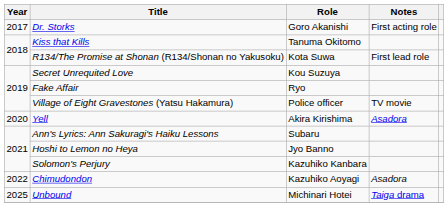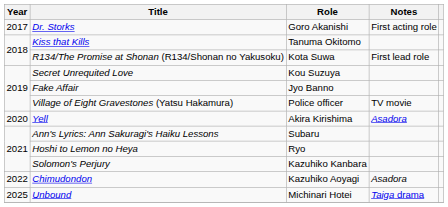(297, 88) Ryo -> (311, 88) Jyo Banno
(311, 149) Jyo Banno -> (297, 149) Ryo
